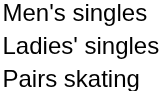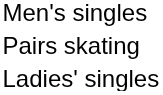rows swapped: (81, 45) <-> (71, 78)
